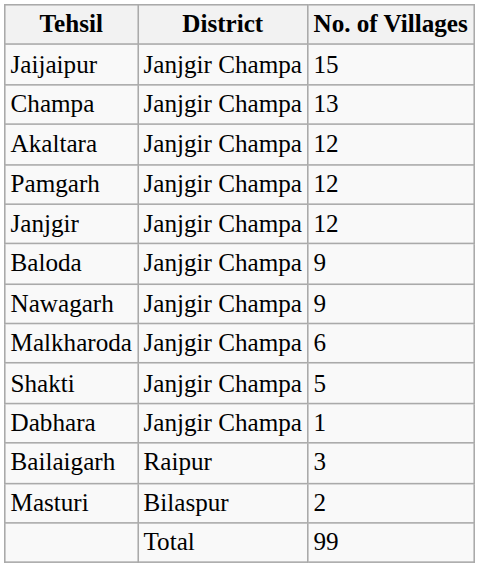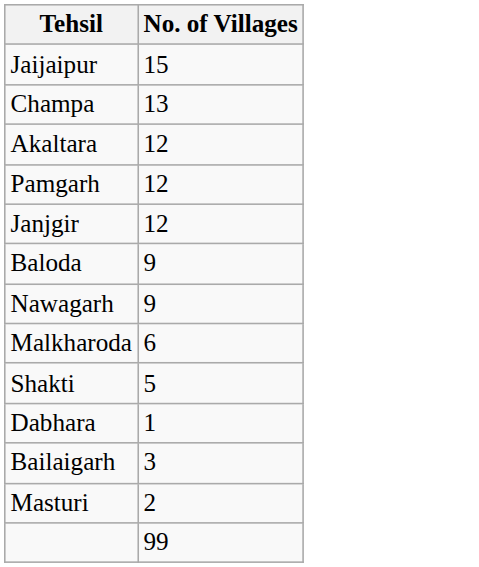- column: (223, 24)
